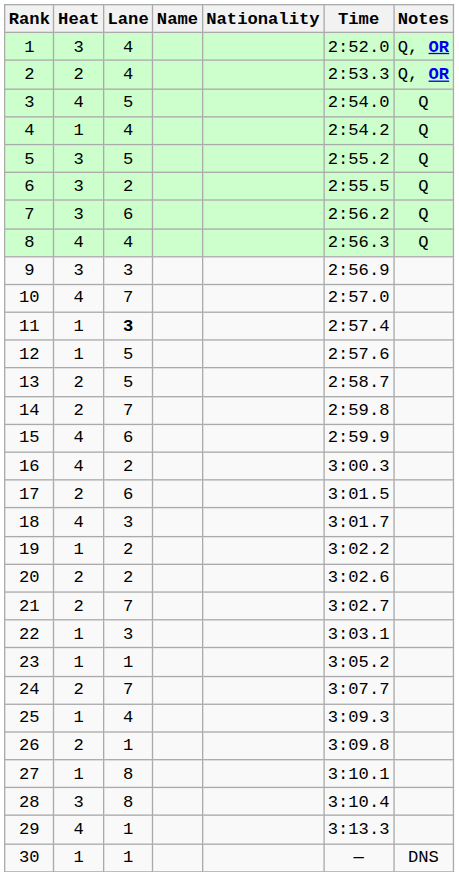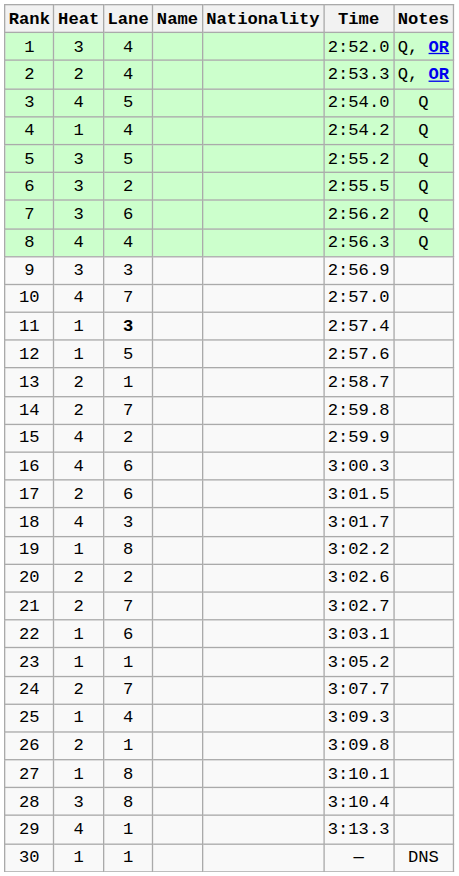(128, 382) 5 -> (128, 382) 1
(128, 438) 6 -> (128, 438) 2
(128, 466) 2 -> (128, 466) 6
(128, 550) 2 -> (128, 550) 8
(128, 634) 3 -> (128, 634) 6
